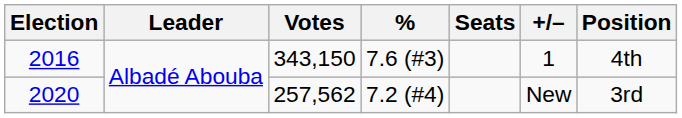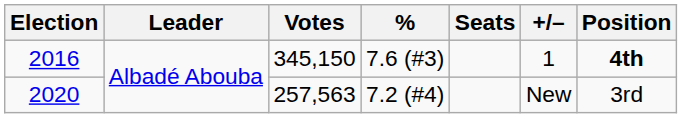(314, 58) 343,150 -> (314, 58) 345,150
(627, 58) normal -> (627, 58) bold
(314, 94) 257,562 -> (314, 94) 257,563
